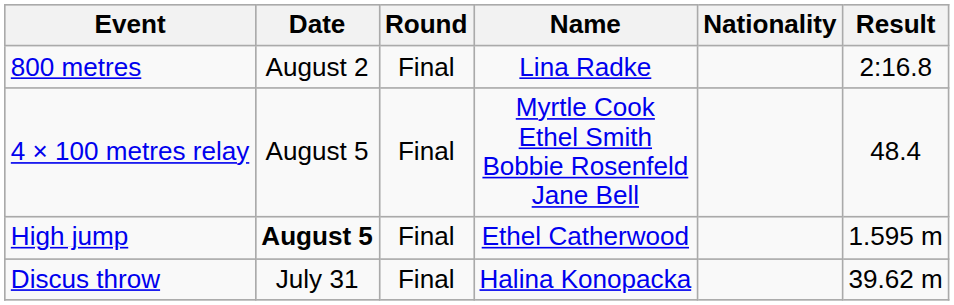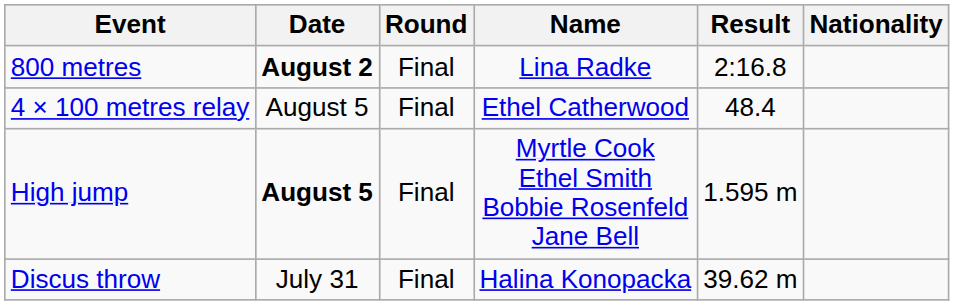columns swapped: (770, 25) <-> (896, 25)
(317, 66) normal -> (317, 66) bold
(585, 151) Myrtle Cook Ethel Smith Bobbie Rosenfeld Jane Bell -> (585, 107) Ethel Catherwood
(585, 237) Ethel Catherwood -> (585, 193) Myrtle Cook Ethel Smith Bobbie Rosenfeld Jane Bell
